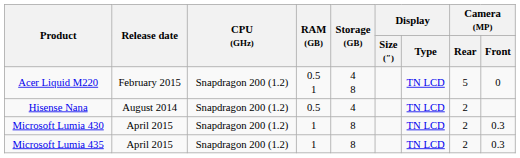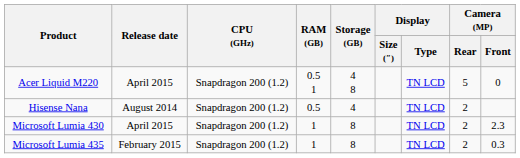(150, 82) February 2015 -> (150, 82) April 2015
(498, 125) 0.3 -> (498, 125) 2.3
(150, 143) April 2015 -> (150, 143) February 2015
